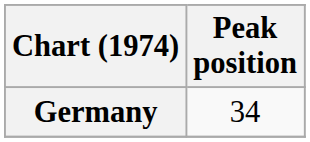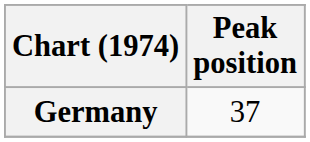(245, 111) 34 -> (245, 111) 37
